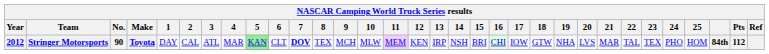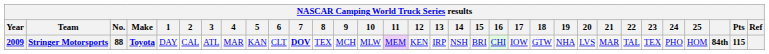(15, 42) 2012 -> (15, 42) 2009
(119, 42) 90 -> (119, 42) 88
(257, 42) lightgreen background -> (257, 42) no background
(739, 42) 112 -> (739, 42) 115
